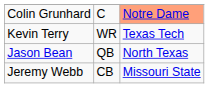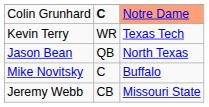(101, 14) normal -> (101, 14) bold
+ row: (45, 72)
